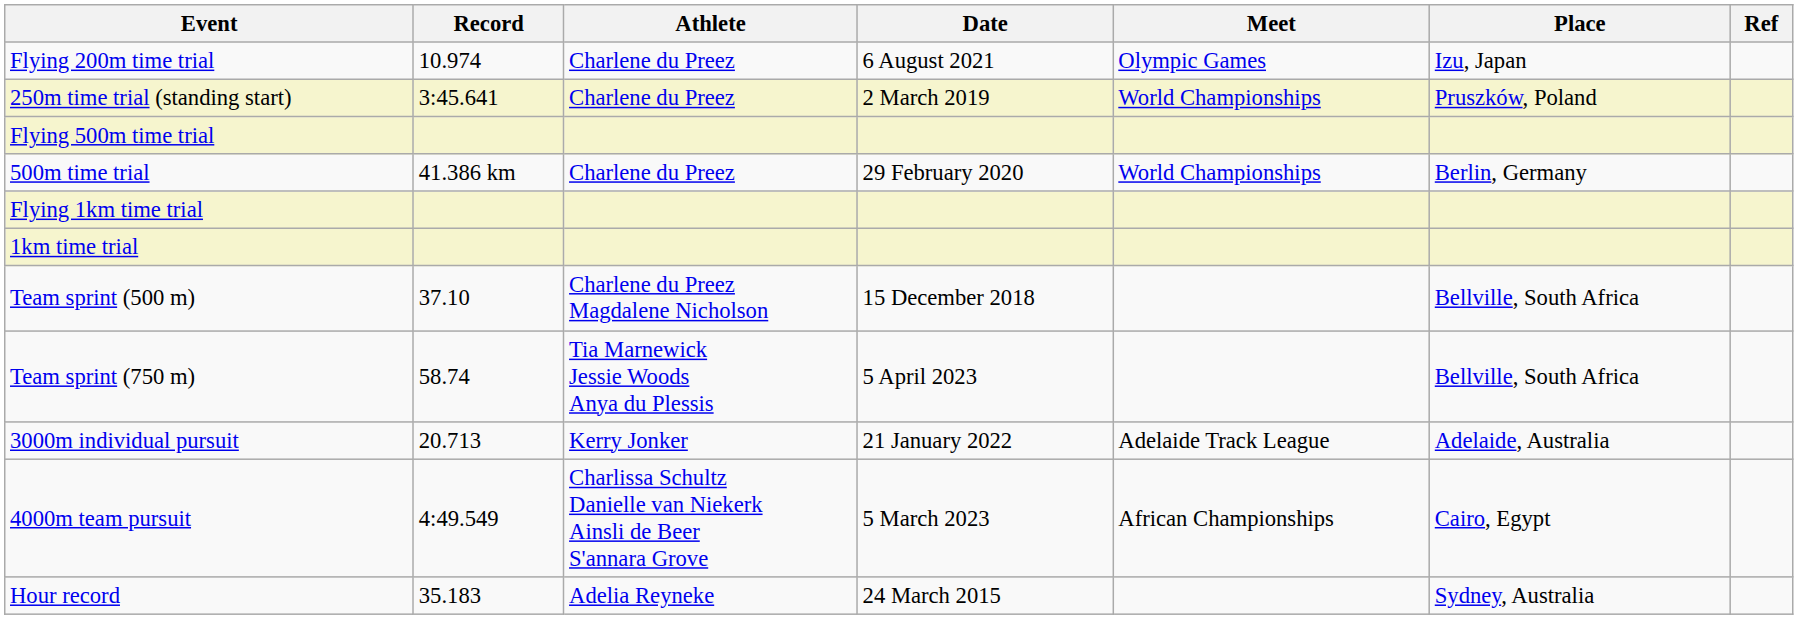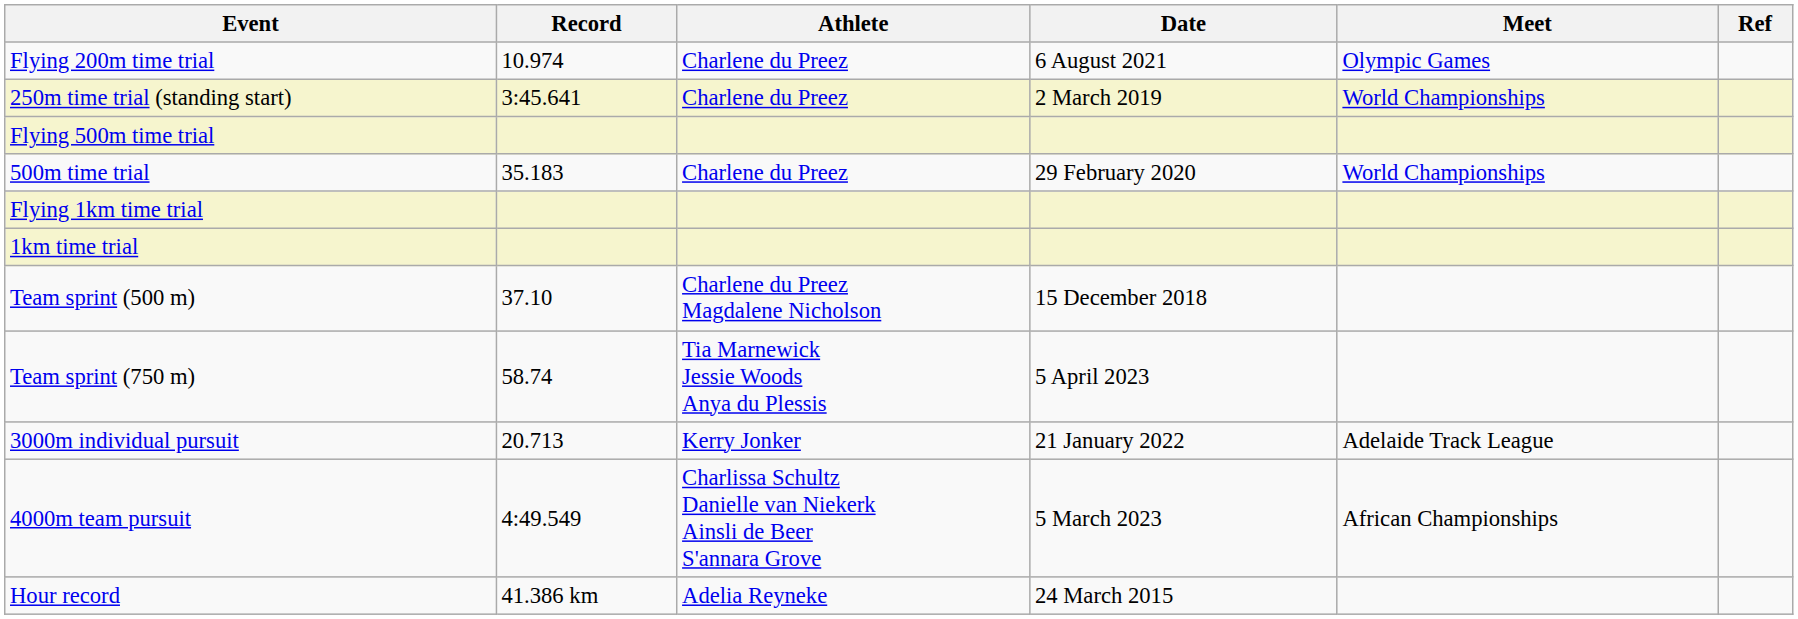- column: (1580, 23)
(467, 172) 41.386 km -> (533, 172) 35.183
(450, 595) 35.183 -> (550, 595) 41.386 km
